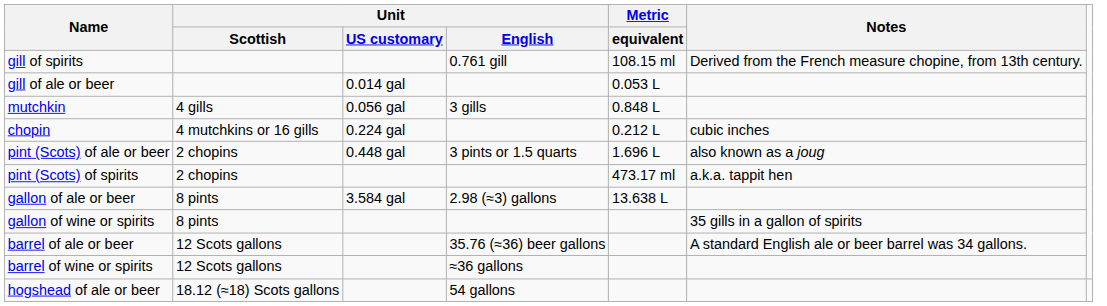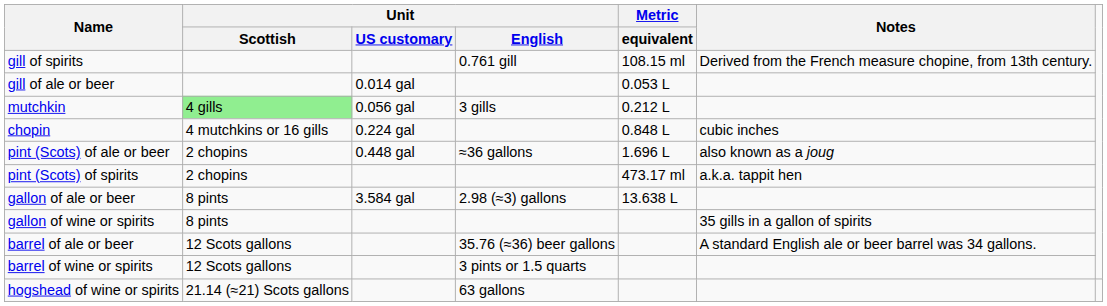(195, 107) no background -> (204, 107) lightgreen background
(636, 107) 0.848 L -> (646, 107) 0.212 L
(636, 130) 0.212 L -> (646, 130) 0.848 L
(513, 152) 3 pints or 1.5 quarts -> (496, 152) ≈36 gallons
(486, 267) ≈36 gallons -> (523, 267) 3 pints or 1.5 quarts
- row: (84, 289)
+ row: (93, 289)
